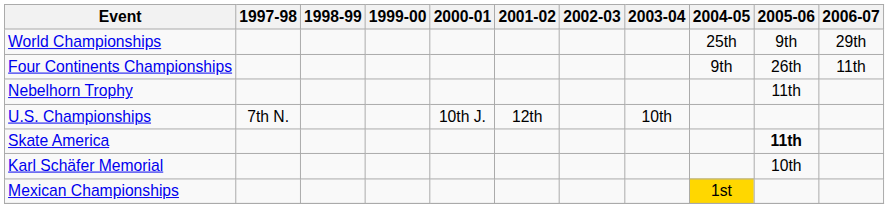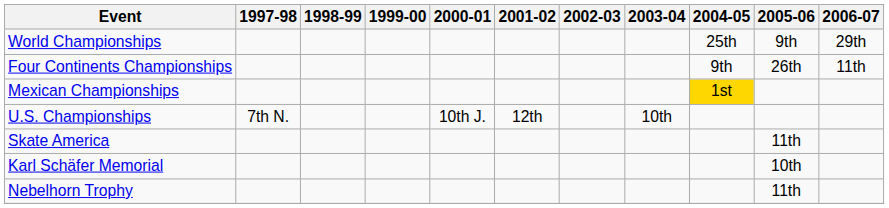rows swapped: (94, 191) <-> (70, 91)
(786, 141) bold -> (786, 141) normal
